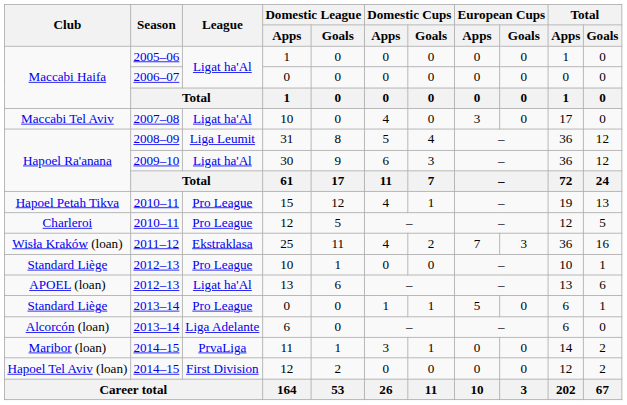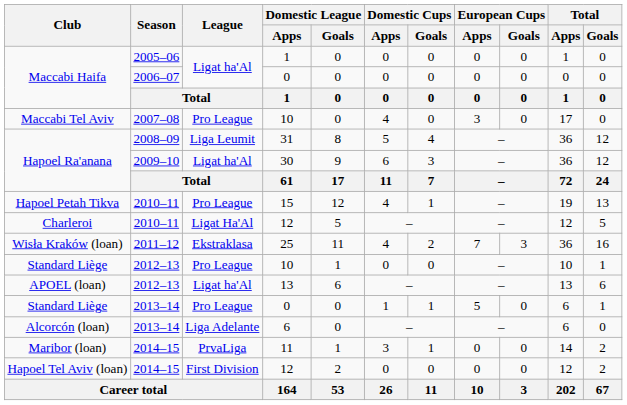(222, 118) Ligat ha'Al -> (222, 118) Pro League
(222, 222) Pro League -> (222, 222) Ligat Ha'Al
